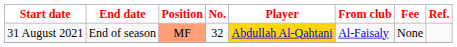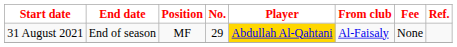(182, 33) lightsalmon background -> (182, 33) no background
(217, 33) 32 -> (217, 33) 29
